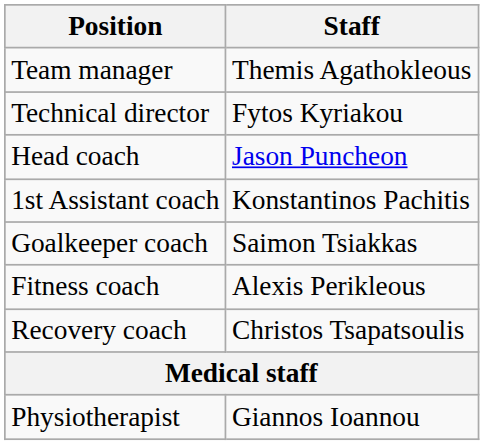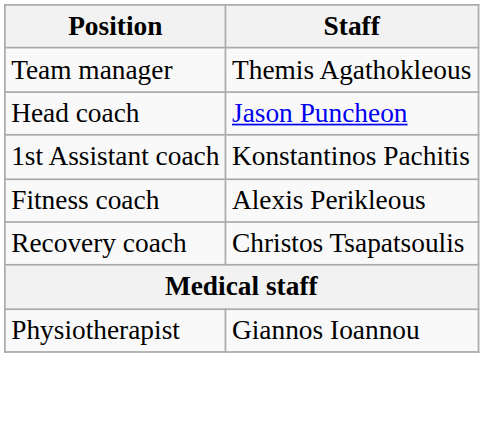- row: (110, 112)
- row: (110, 243)
